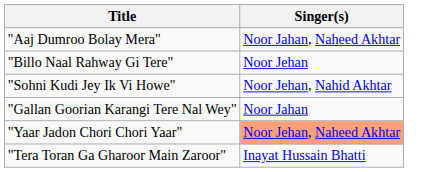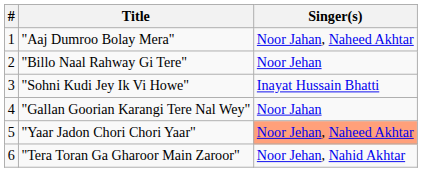+ column: (11, 16)
(317, 86) Noor Jehan, Nahid Akhtar -> (318, 86) Inayat Hussain Bhatti
(304, 156) Inayat Hussain Bhatti -> (331, 156) Noor Jehan, Nahid Akhtar
